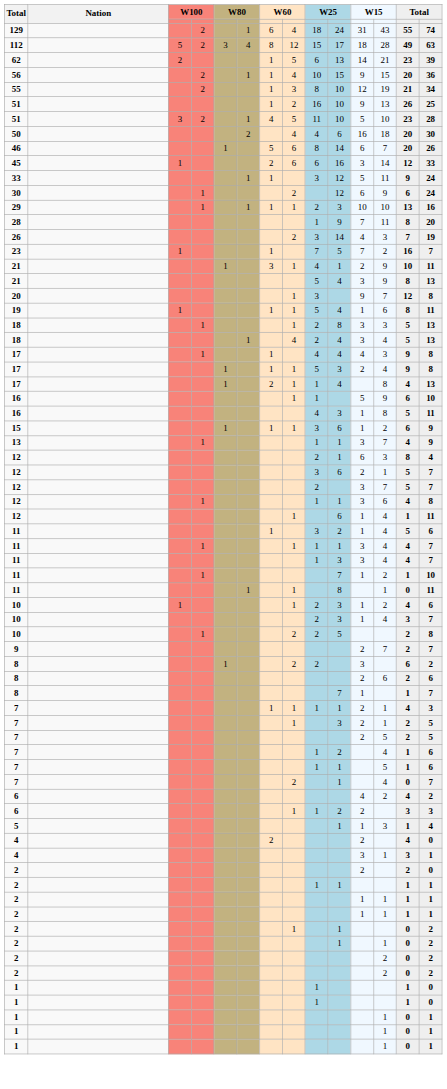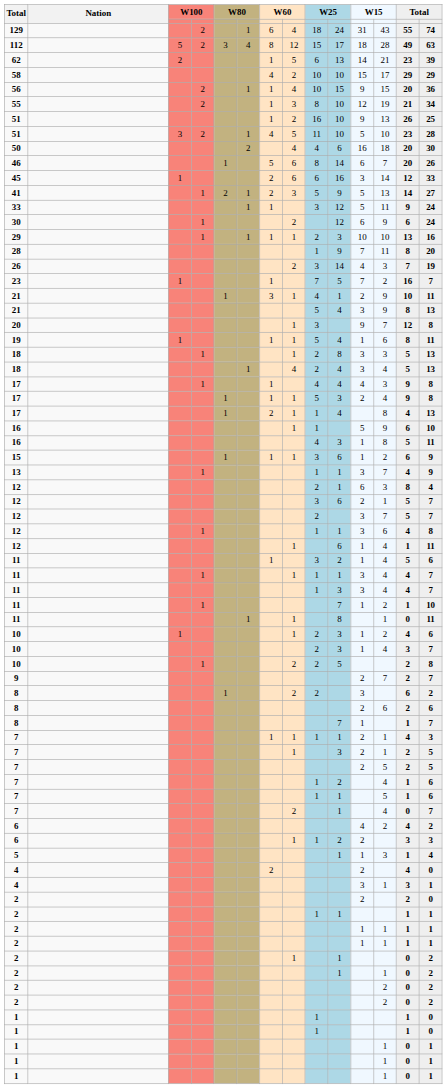+ row: (16, 75)
+ row: (16, 193)
